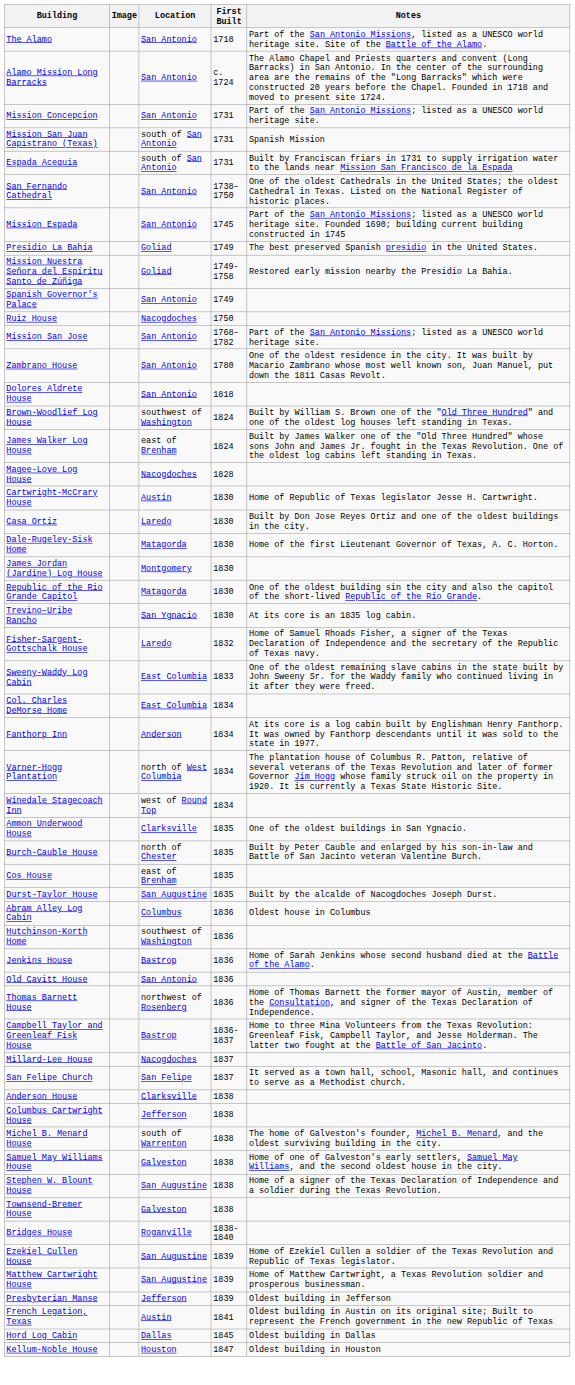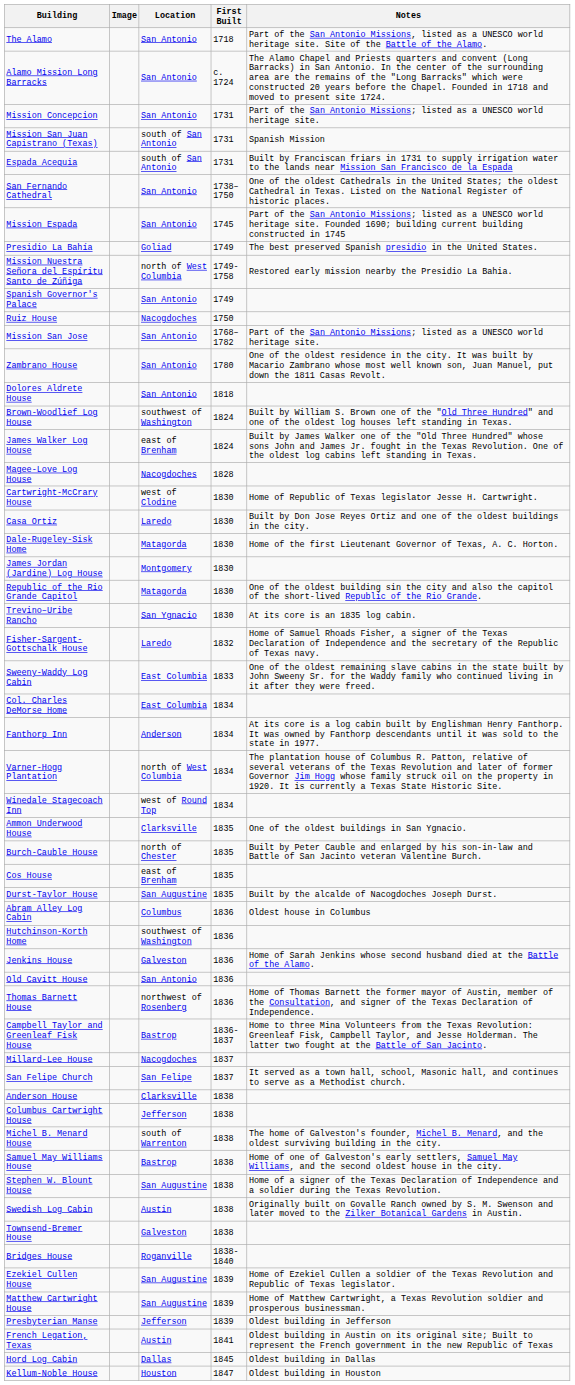(156, 272) Goliad -> (174, 272) north of West Columbia
(156, 498) Austin -> (159, 498) west of Clodine
(159, 960) Bastrop -> (164, 960) Galveston
(164, 1162) Galveston -> (159, 1162) Bastrop
+ row: (49, 1209)
